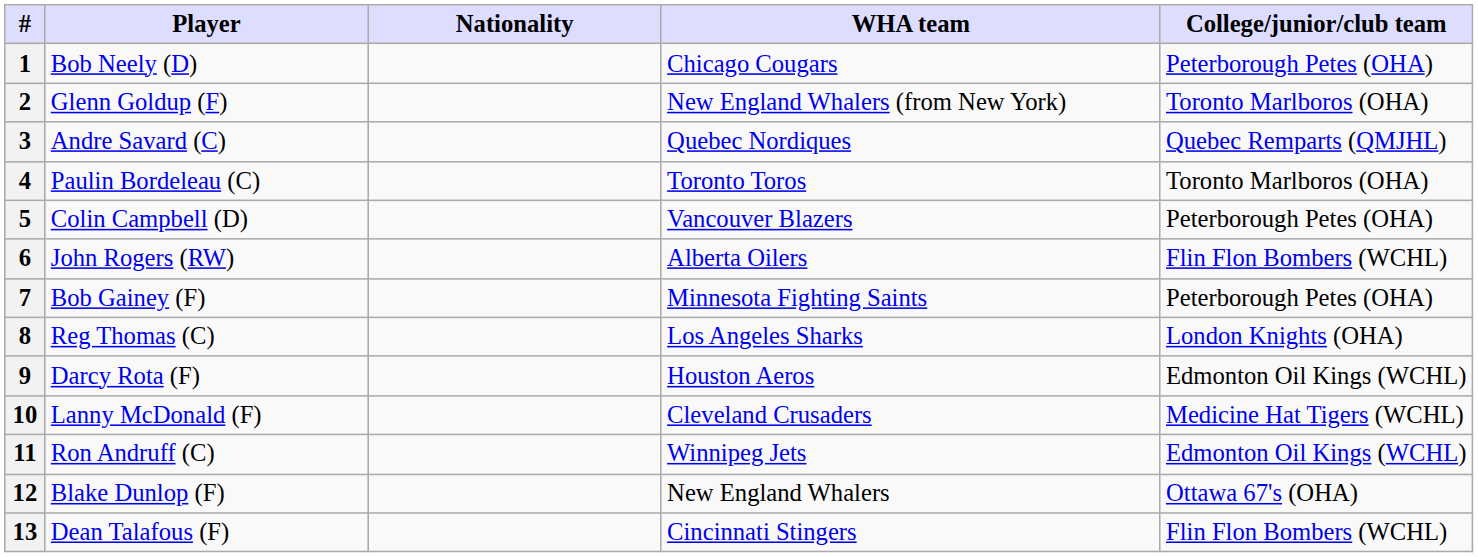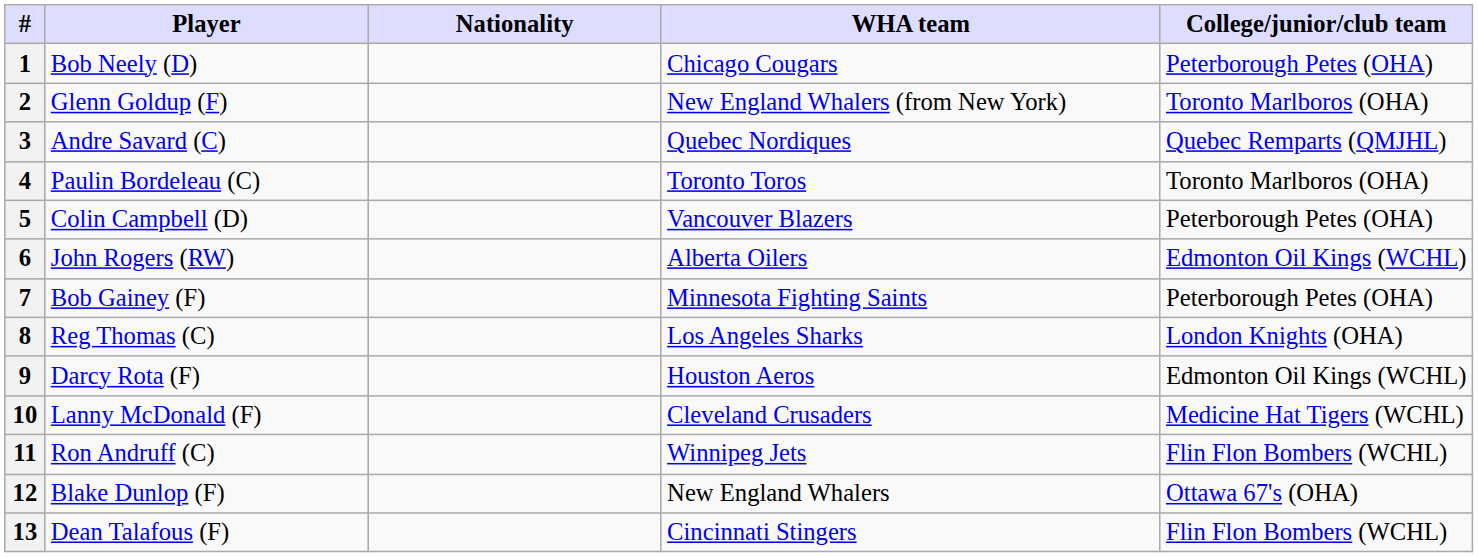(1307, 258) Flin Flon Bombers (WCHL) -> (1316, 258) Edmonton Oil Kings (WCHL)
(1316, 453) Edmonton Oil Kings (WCHL) -> (1307, 453) Flin Flon Bombers (WCHL)
